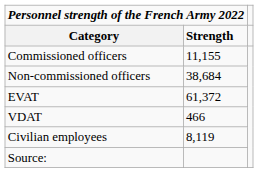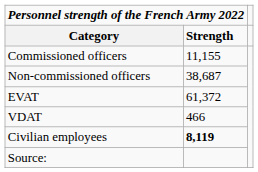(204, 76) 38,684 -> (204, 76) 38,687
(200, 137) normal -> (200, 137) bold
